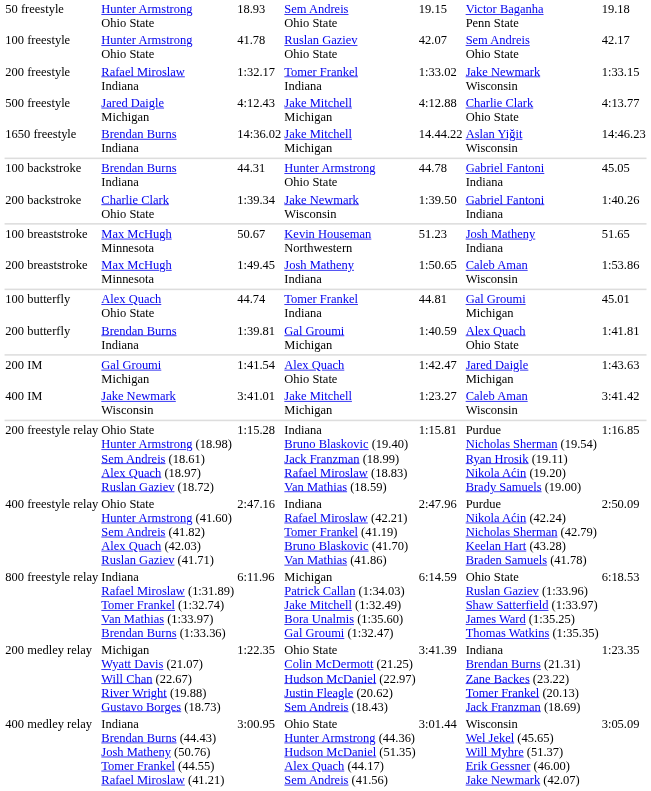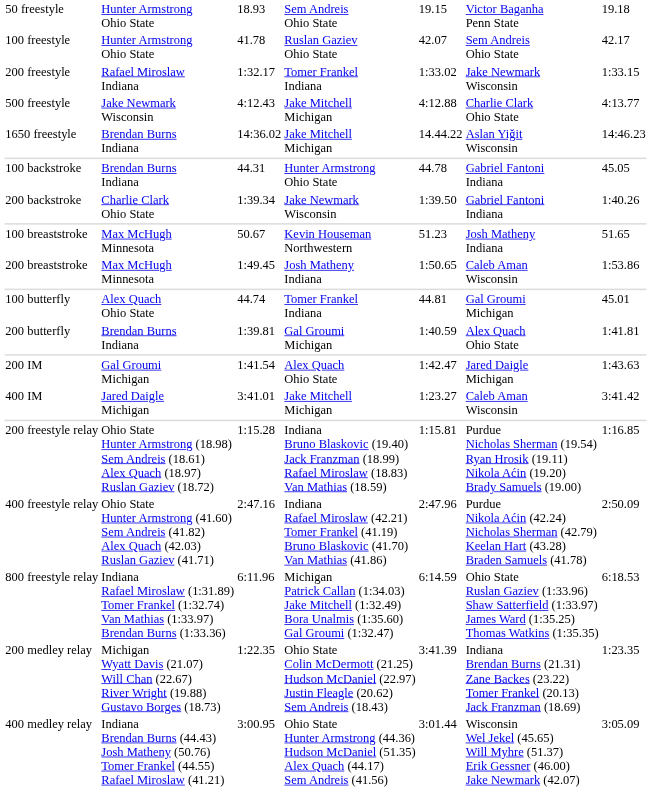(133, 110) Jared Daigle Michigan -> (139, 110) Jake Newmark Wisconsin
(139, 403) Jake Newmark Wisconsin -> (133, 403) Jared Daigle Michigan
